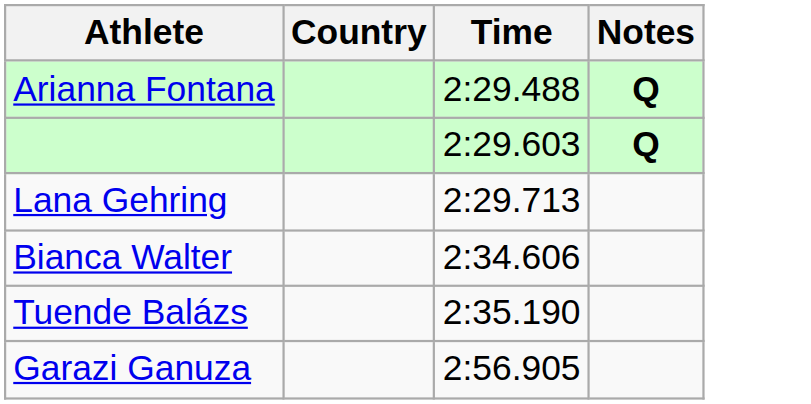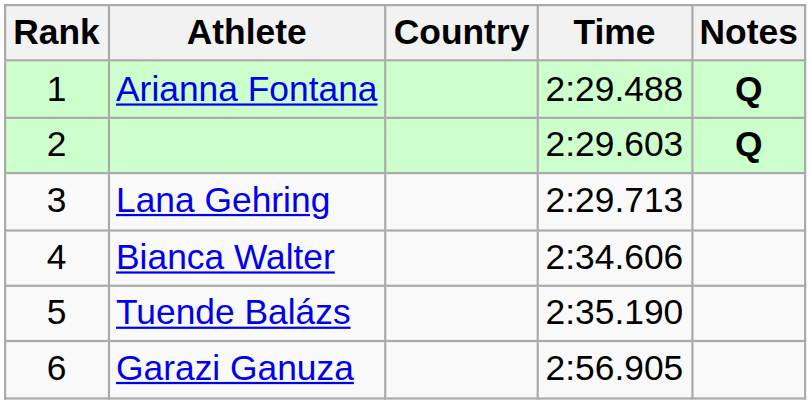+ column: (56, 32)
